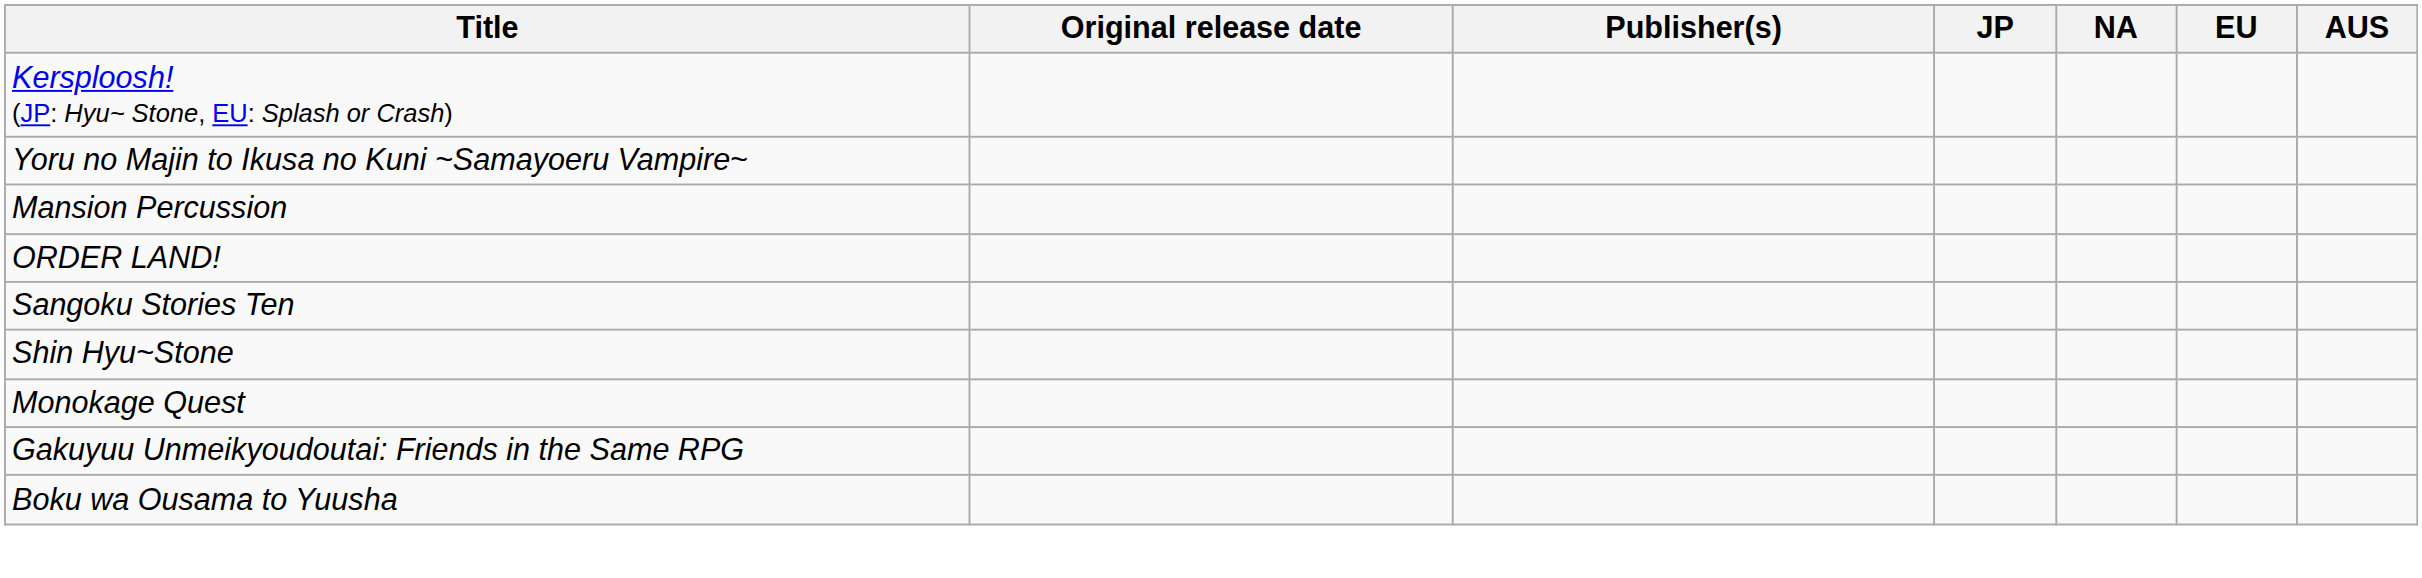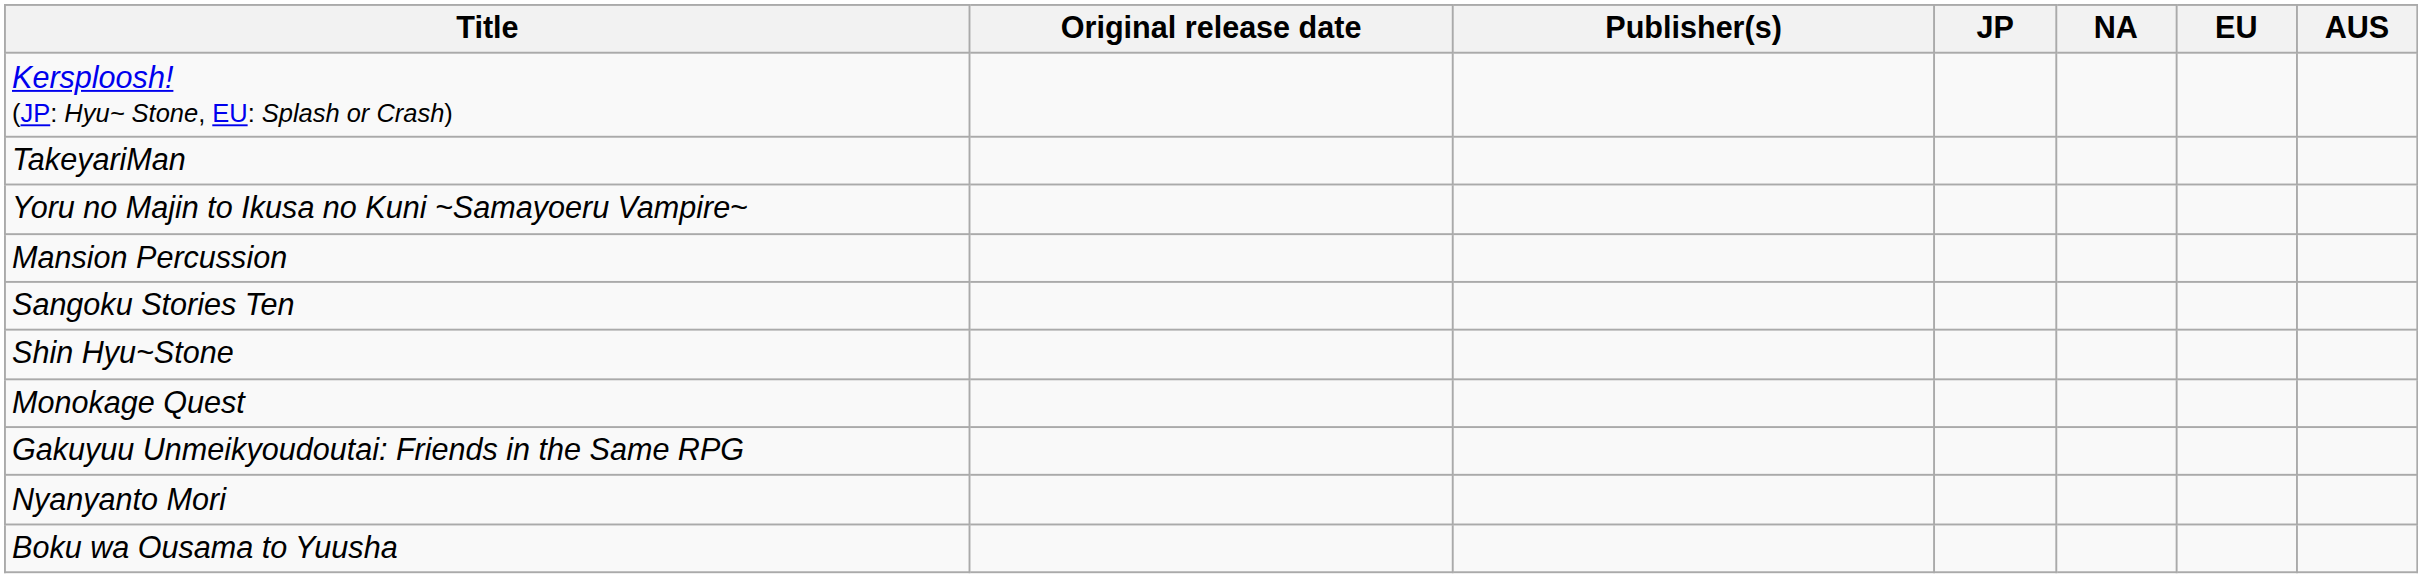+ row: (99, 160)
- row: (116, 256)
+ row: (119, 499)
